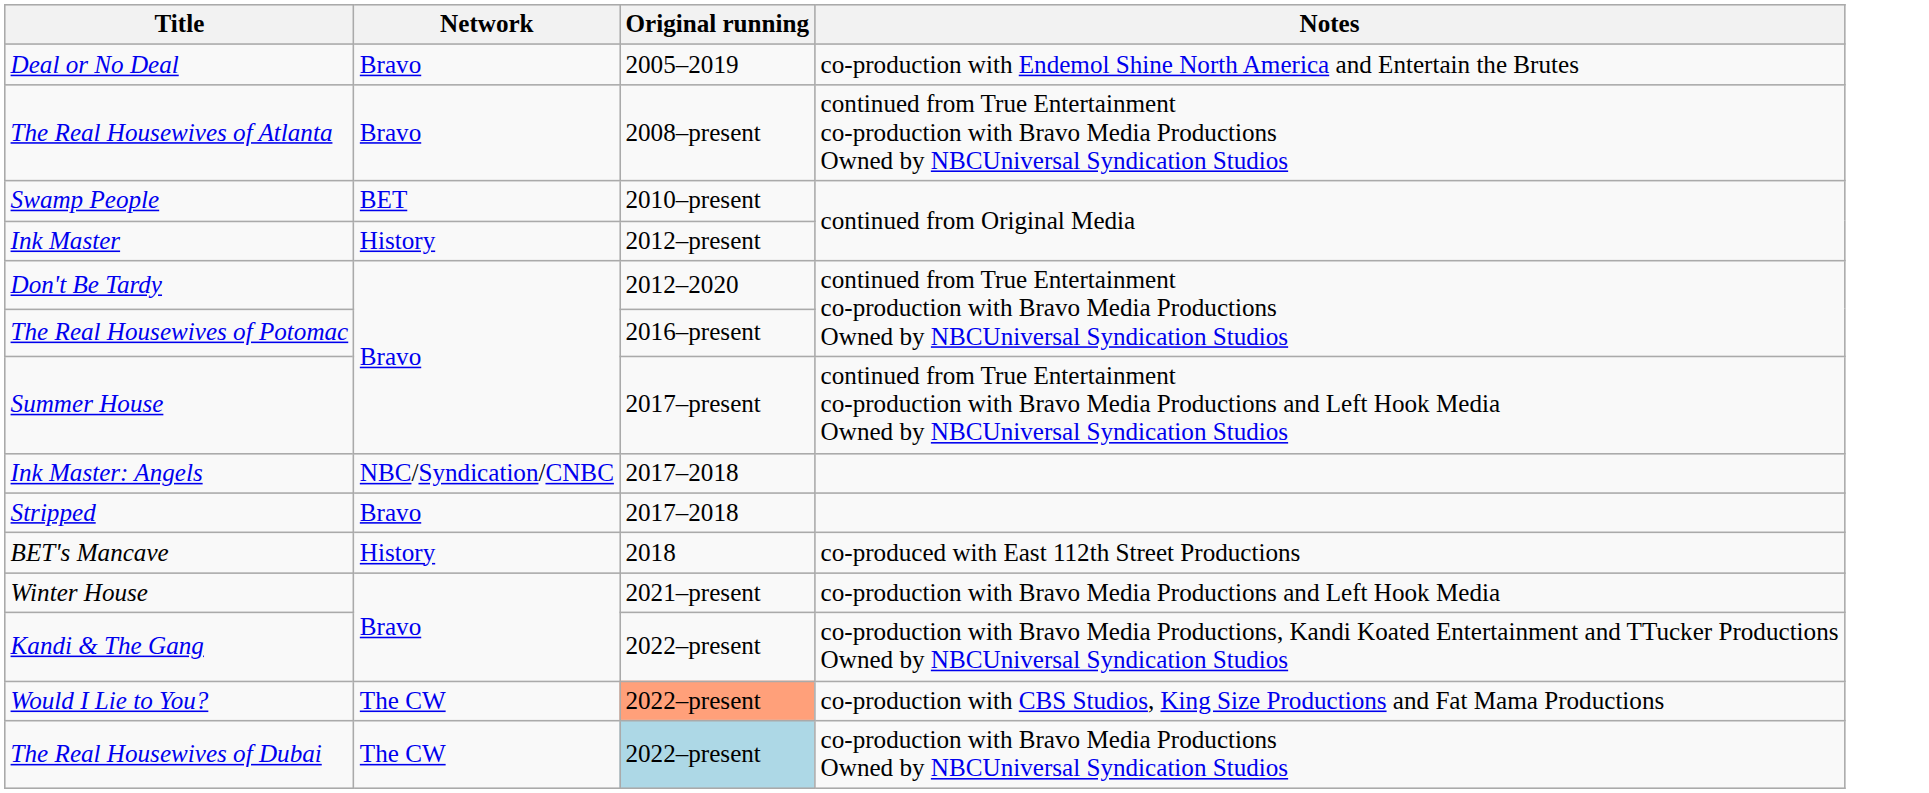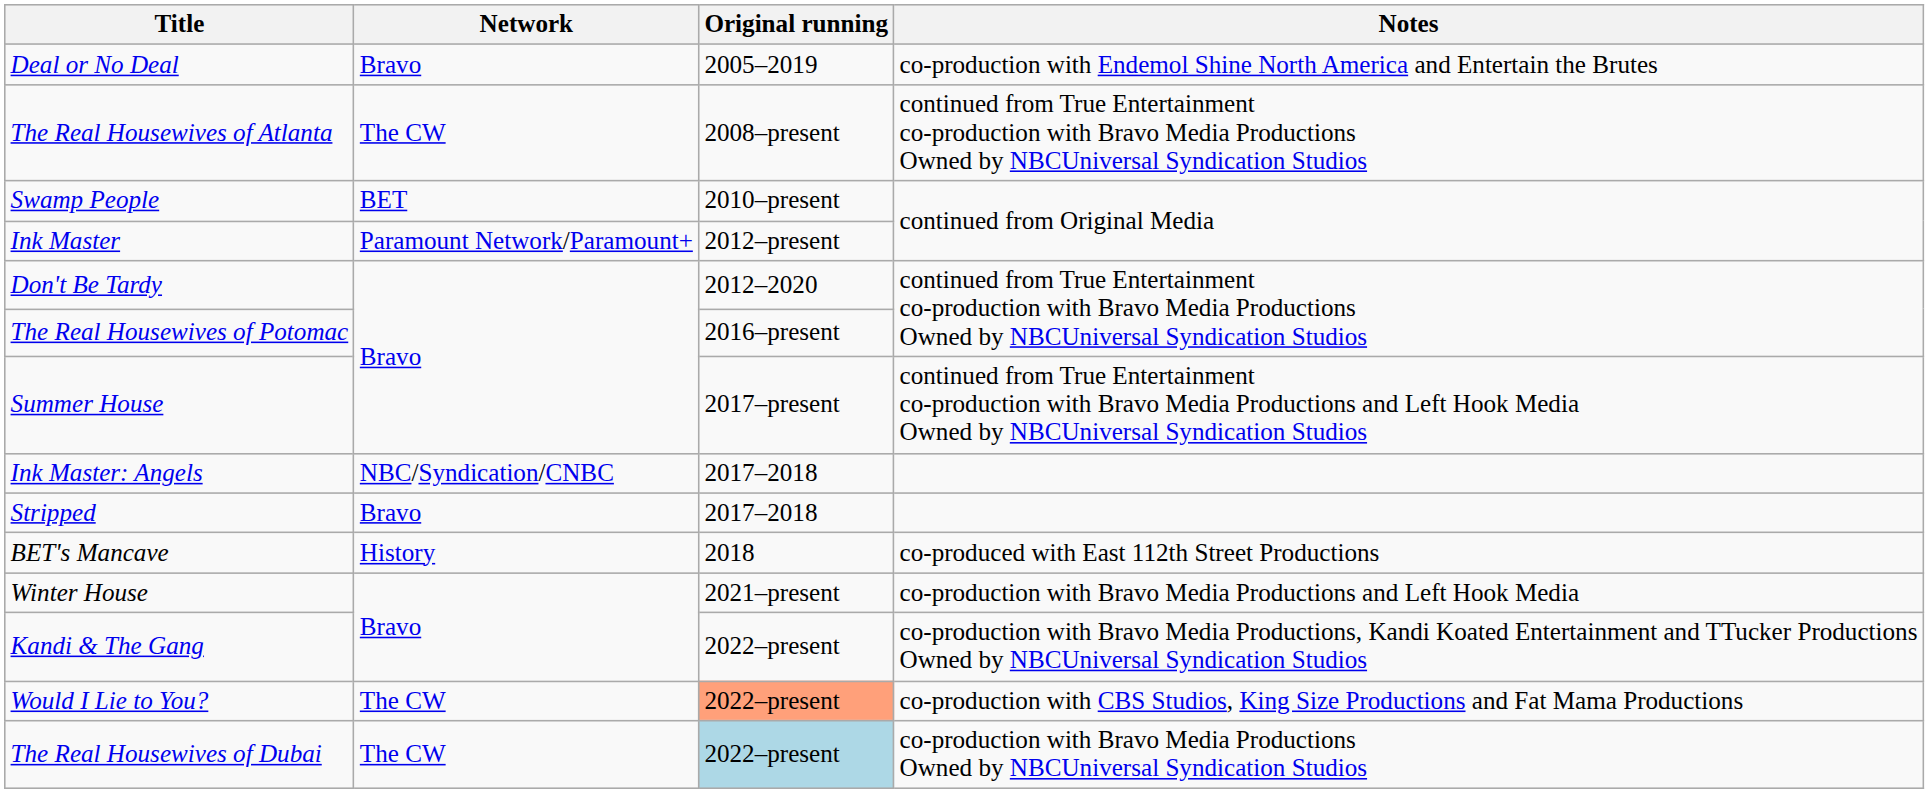(391, 132) Bravo -> (403, 132) The CW
(398, 240) History -> (526, 240) Paramount Network/Paramount+
